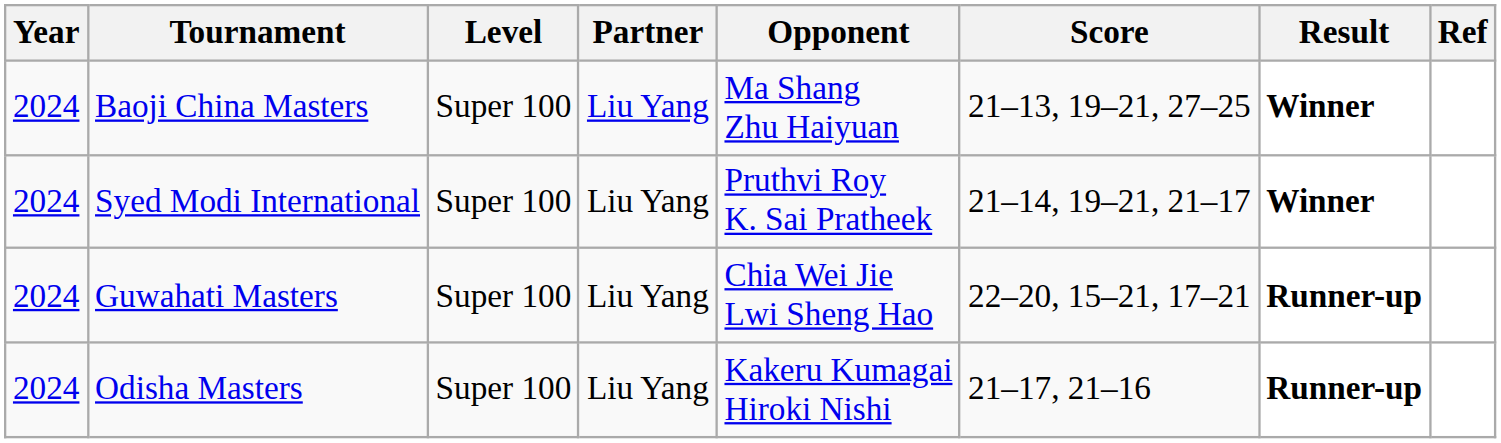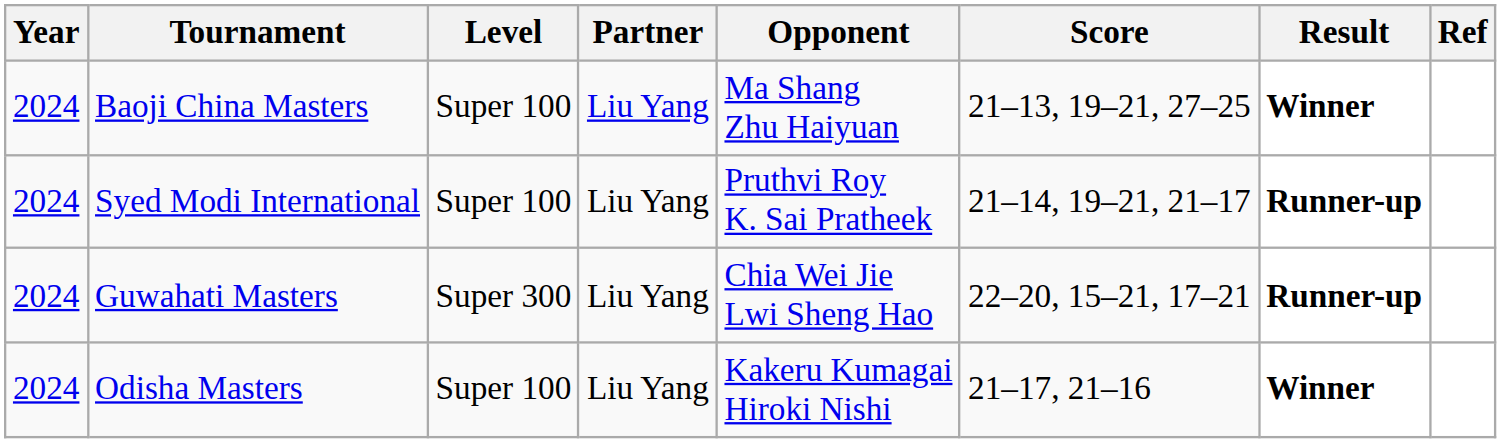(1320, 200) Winner -> (1344, 200) Runner-up
(503, 295) Super 100 -> (503, 295) Super 300
(1344, 389) Runner-up -> (1320, 389) Winner
